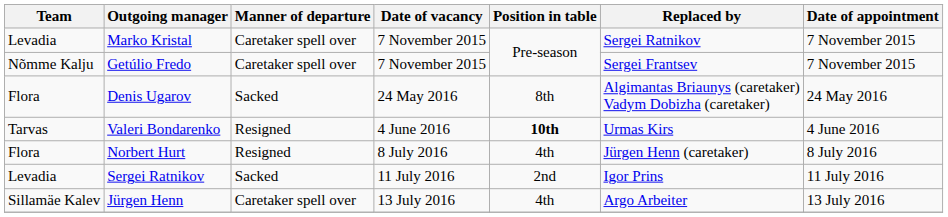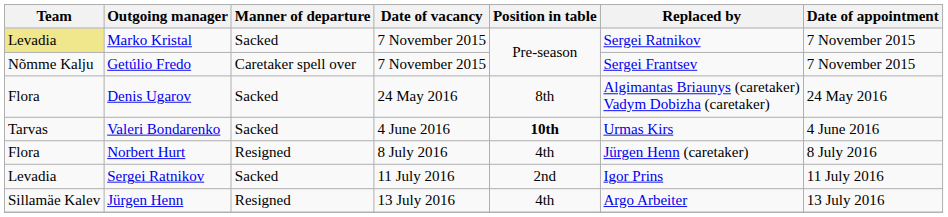(32, 40) no background -> (32, 40) khaki background
(295, 40) Caretaker spell over -> (257, 40) Sacked
(263, 128) Resigned -> (257, 128) Sacked
(295, 200) Caretaker spell over -> (263, 200) Resigned
